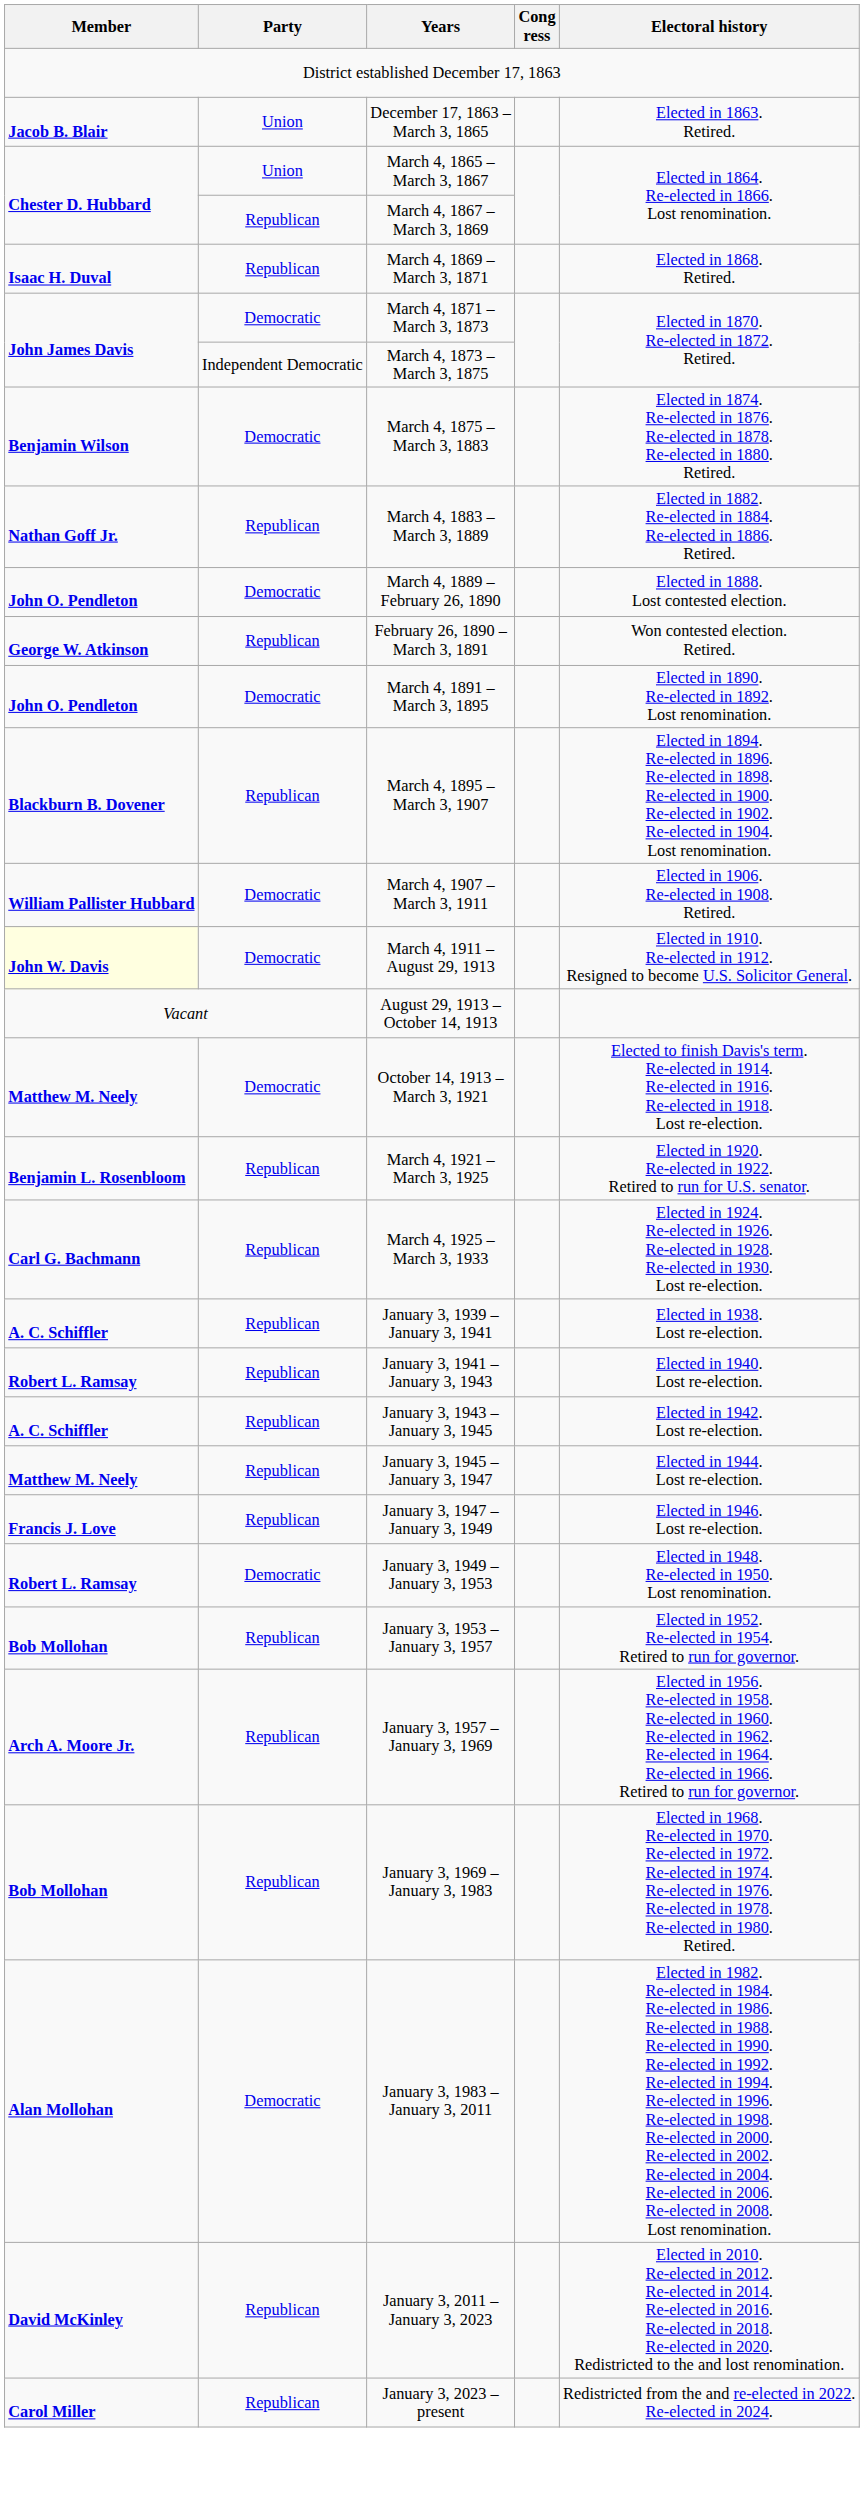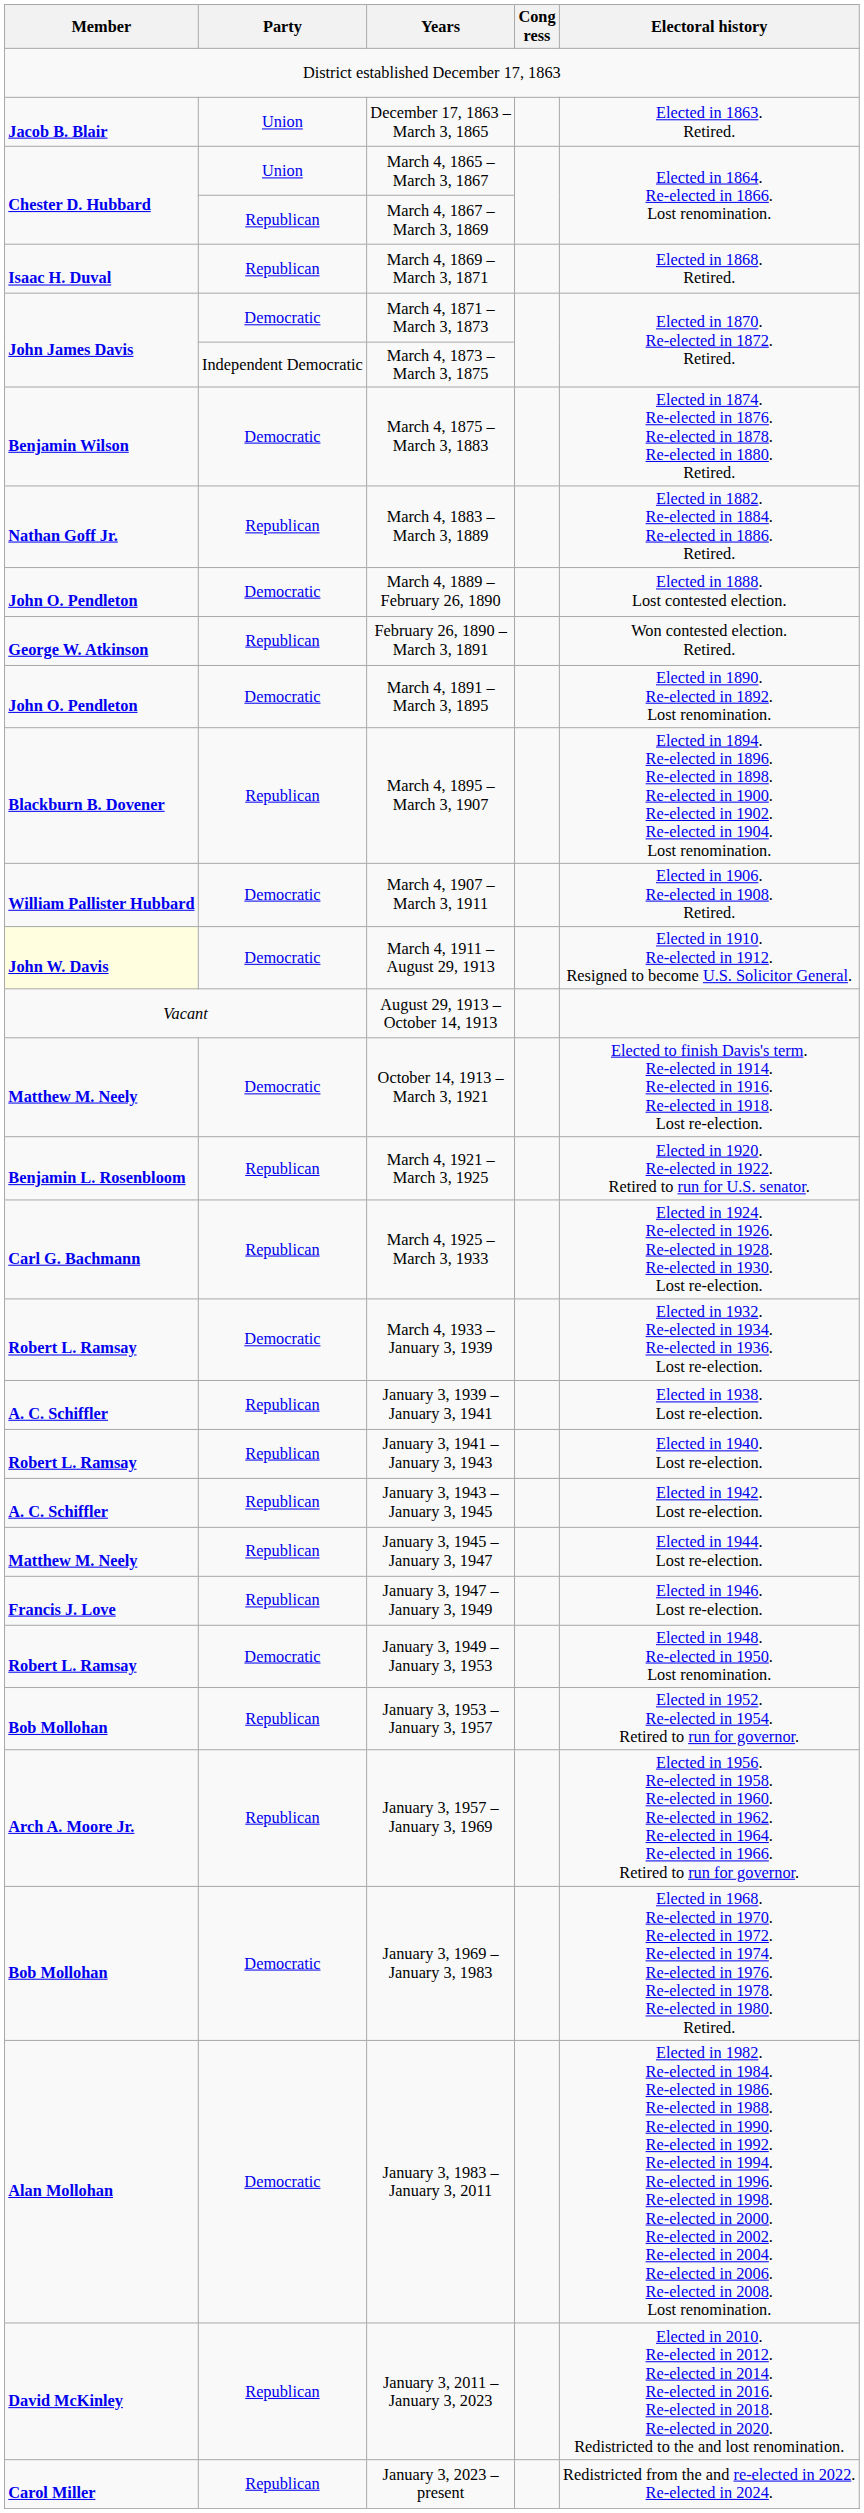+ row: (441, 1339)
(282, 1882) Republican -> (282, 1963) Democratic
